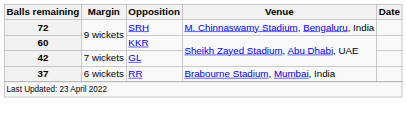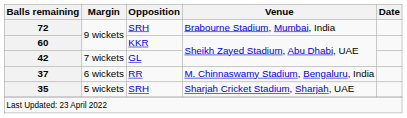(279, 27) M. Chinnaswamy Stadium, Bengaluru, India -> (260, 27) Brabourne Stadium, Mumbai, India
(260, 74) Brabourne Stadium, Mumbai, India -> (279, 74) M. Chinnaswamy Stadium, Bengaluru, India
+ row: (43, 89)
